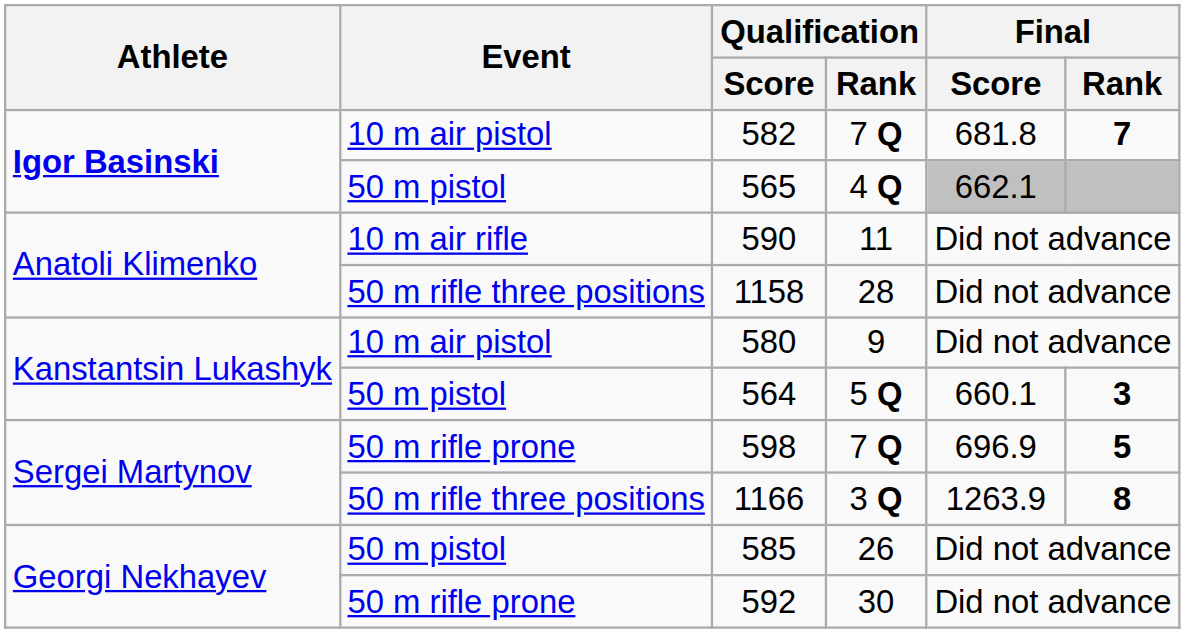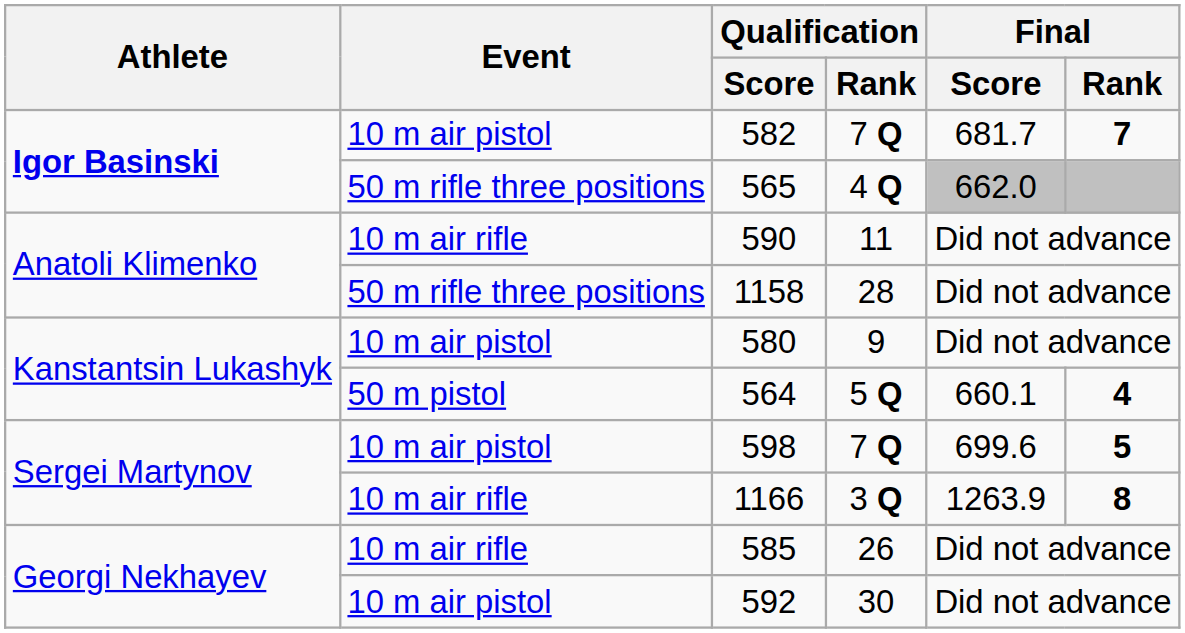(996, 135) 681.8 -> (996, 135) 681.7
(427, 187) 50 m pistol -> (526, 187) 50 m rifle three positions
(996, 187) 662.1 -> (996, 187) 662.0
(1122, 395) 3 -> (1122, 395) 4
(461, 446) 50 m rifle prone -> (450, 446) 10 m air pistol
(996, 446) 696.9 -> (996, 446) 699.6
(526, 498) 50 m rifle three positions -> (438, 498) 10 m air rifle
(427, 550) 50 m pistol -> (438, 550) 10 m air rifle
(461, 602) 50 m rifle prone -> (450, 602) 10 m air pistol
